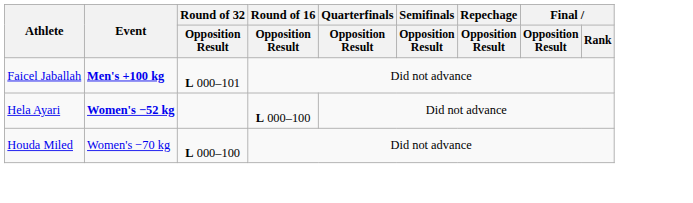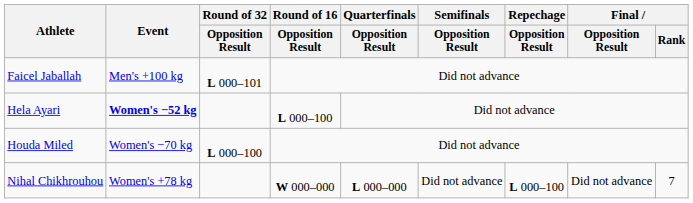(126, 75) bold -> (146, 75) normal
+ row: (55, 181)
